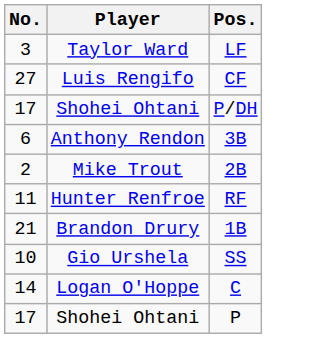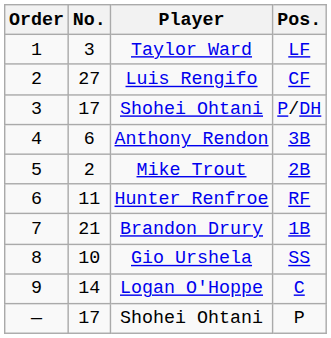+ column: (37, 20)
